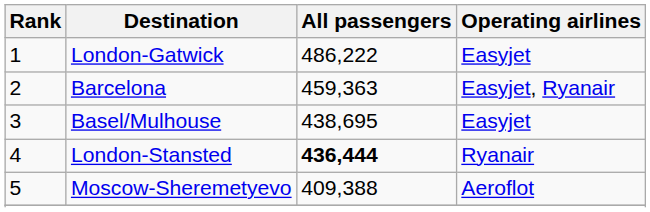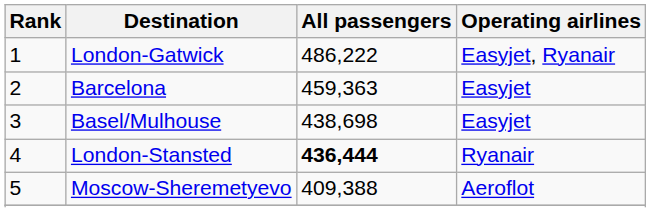(496, 54) Easyjet -> (538, 54) Easyjet, Ryanair
(538, 88) Easyjet, Ryanair -> (496, 88) Easyjet
(340, 121) 438,695 -> (340, 121) 438,698
